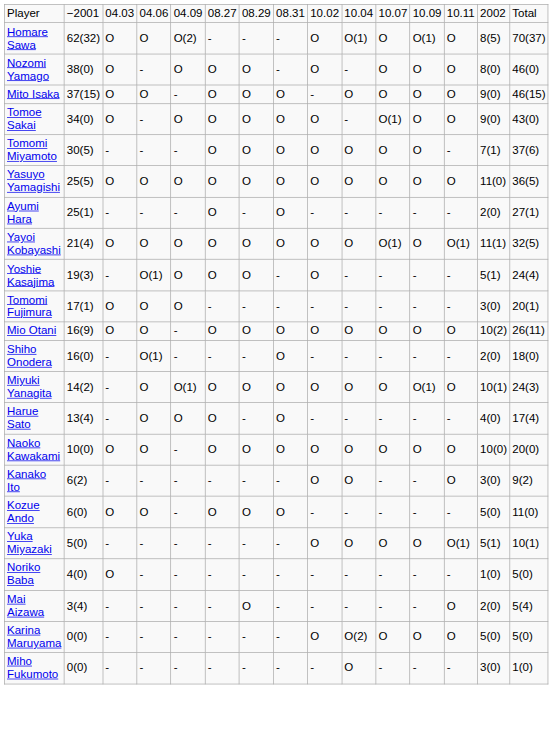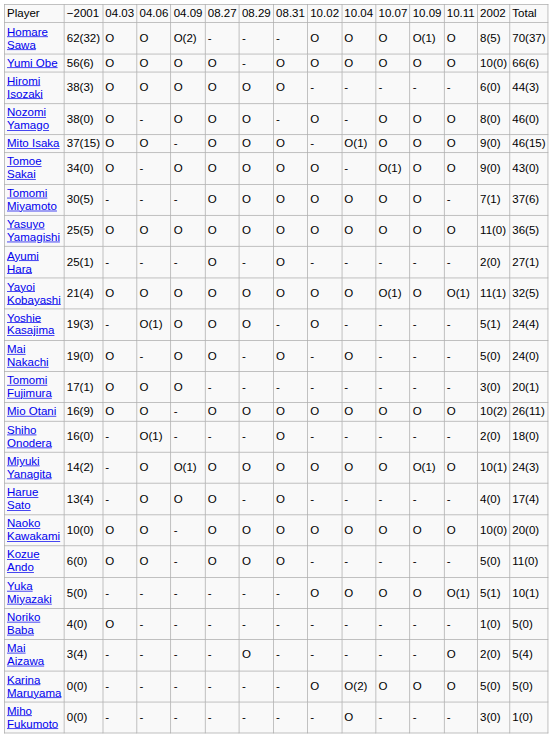(356, 38) O(1) -> (349, 38) O
+ row: (32, 63)
+ row: (25, 87)
(349, 94) O -> (356, 143) O(1)
+ row: (28, 355)
- row: (27, 480)
